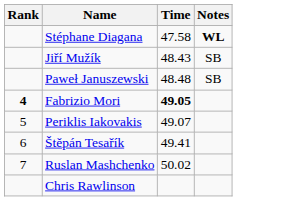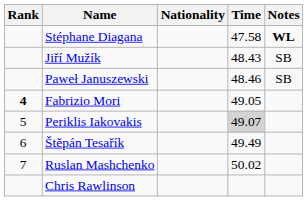+ column: (193, 15)
(176, 79) 48.48 -> (246, 79) 48.46
(176, 100) bold -> (246, 100) normal
(176, 121) no background -> (246, 121) lightgrey background
(176, 143) 49.41 -> (246, 143) 49.49
